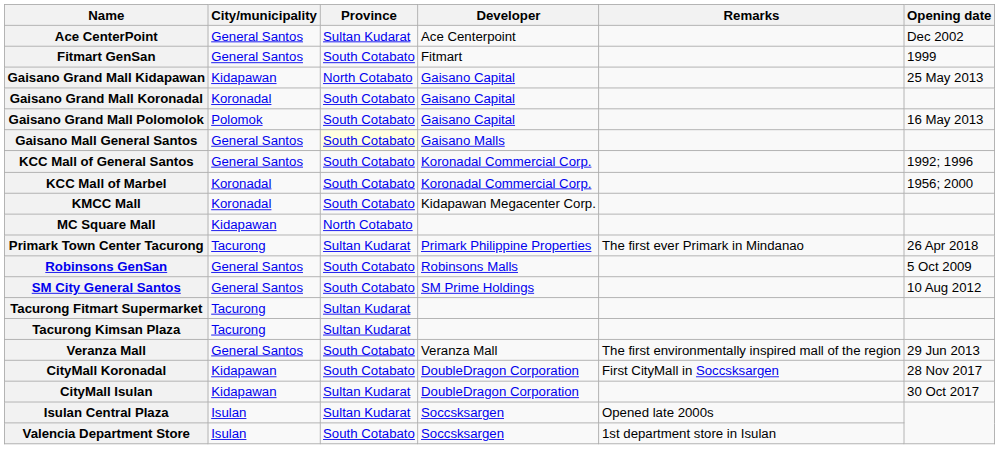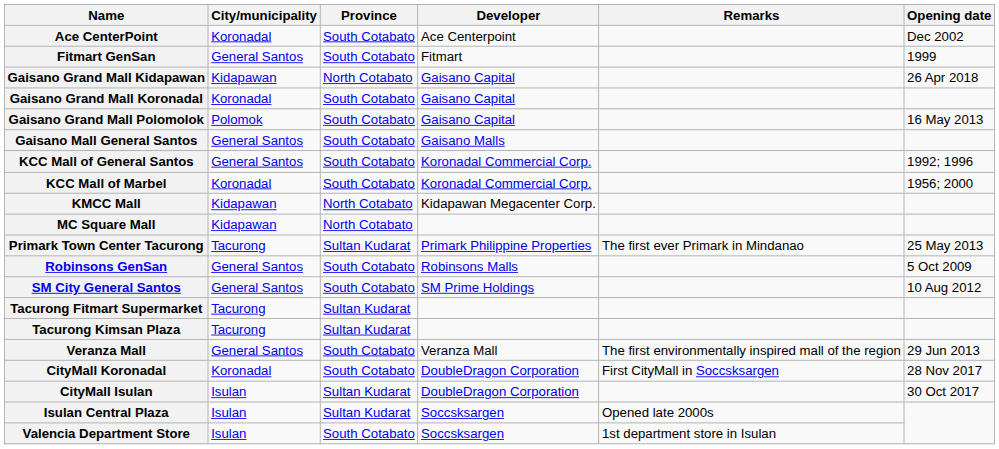(257, 36) General Santos -> (241, 36) Koronadal
(367, 36) Sultan Kudarat -> (369, 36) South Cotabato
(945, 78) 25 May 2013 -> (943, 78) 26 Apr 2018
(369, 141) lightyellow background -> (369, 141) no background
(241, 203) Koronadal -> (244, 203) Kidapawan
(369, 203) South Cotabato -> (368, 203) North Cotabato
(943, 245) 26 Apr 2018 -> (945, 245) 25 May 2013
(244, 371) Kidapawan -> (241, 371) Koronadal
(244, 392) Kidapawan -> (229, 392) Isulan
